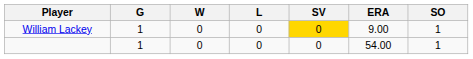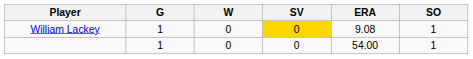- column: (259, 12)
(378, 29) 9.00 -> (365, 29) 9.08
